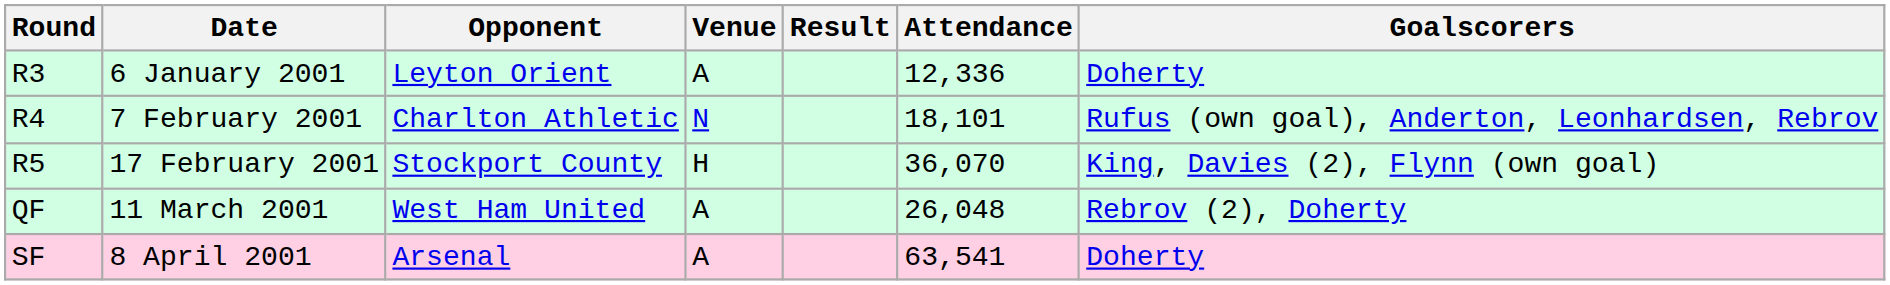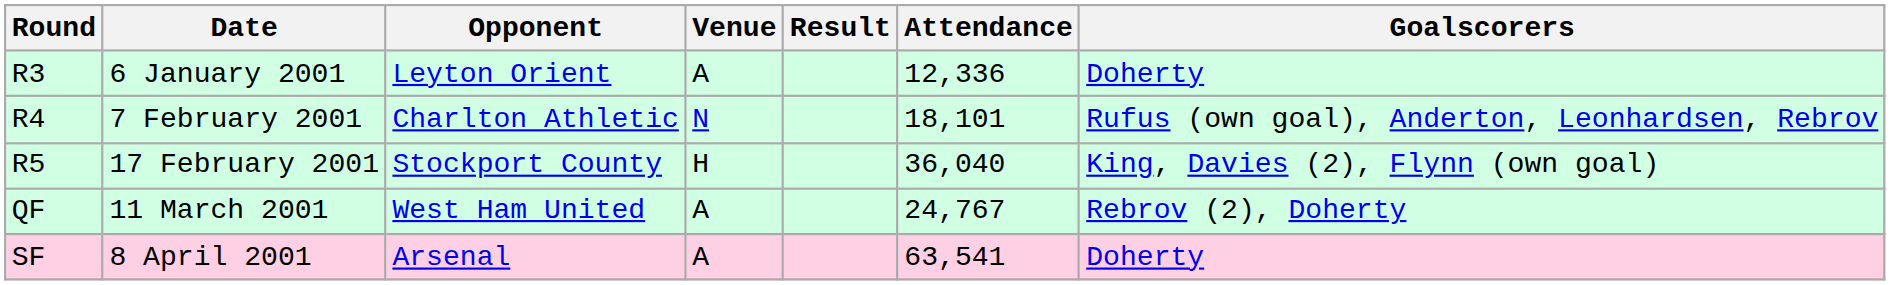(955, 165) 36,070 -> (955, 165) 36,040
(955, 211) 26,048 -> (955, 211) 24,767
